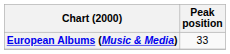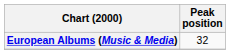(202, 40) 33 -> (202, 40) 32
